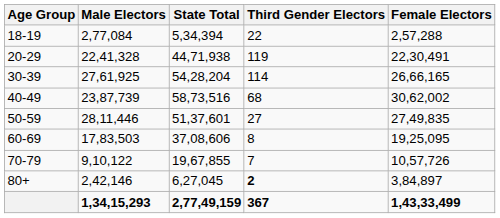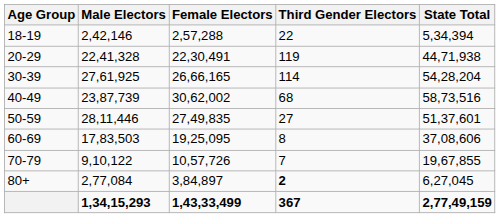columns swapped: (441, 14) <-> (207, 14)
(107, 35) 2,77,084 -> (107, 35) 2,42,146
(107, 181) 2,42,146 -> (107, 181) 2,77,084
